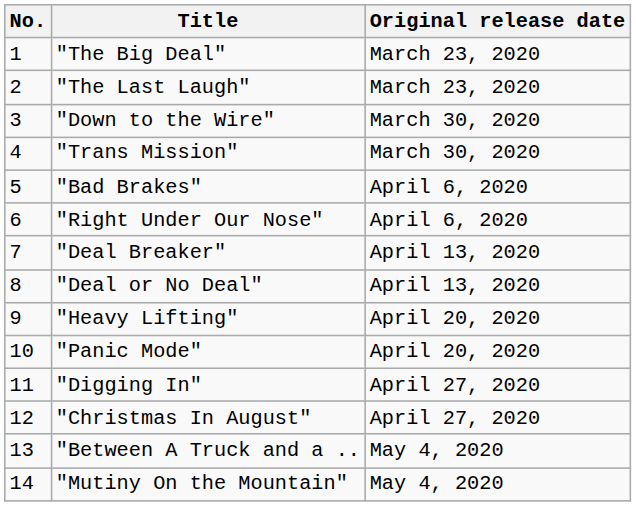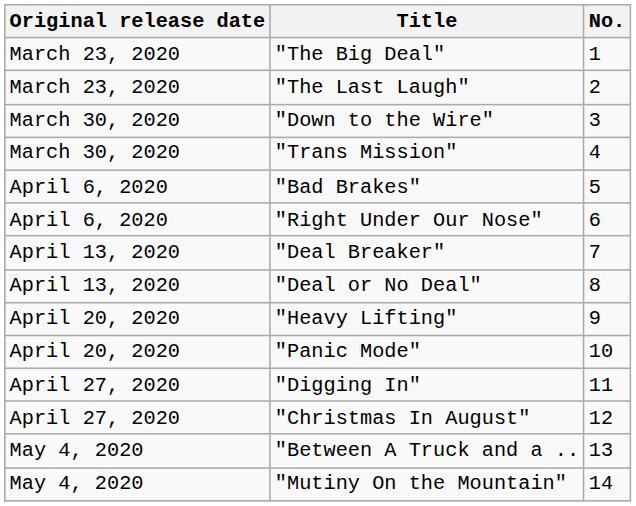columns swapped: (28, 21) <-> (497, 21)
